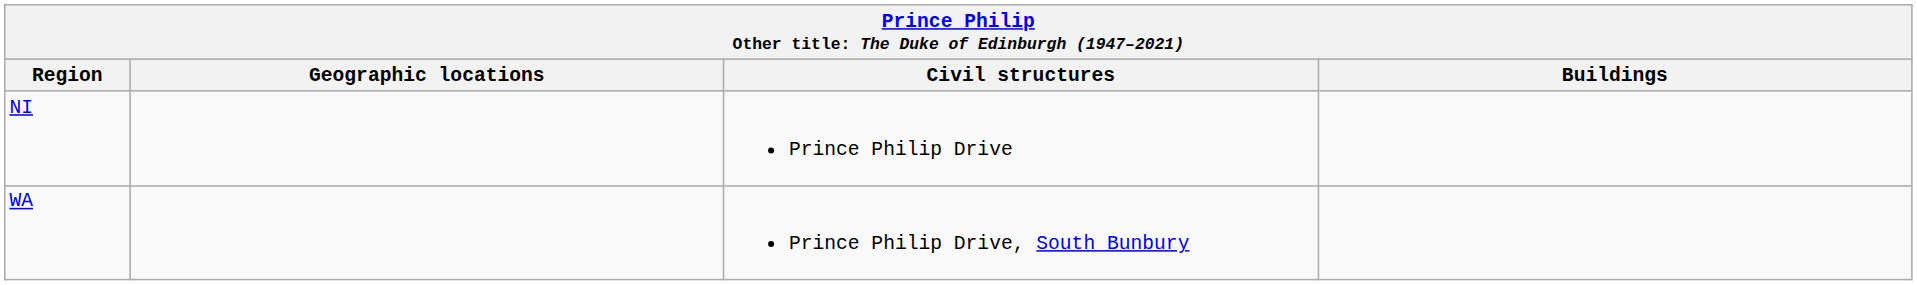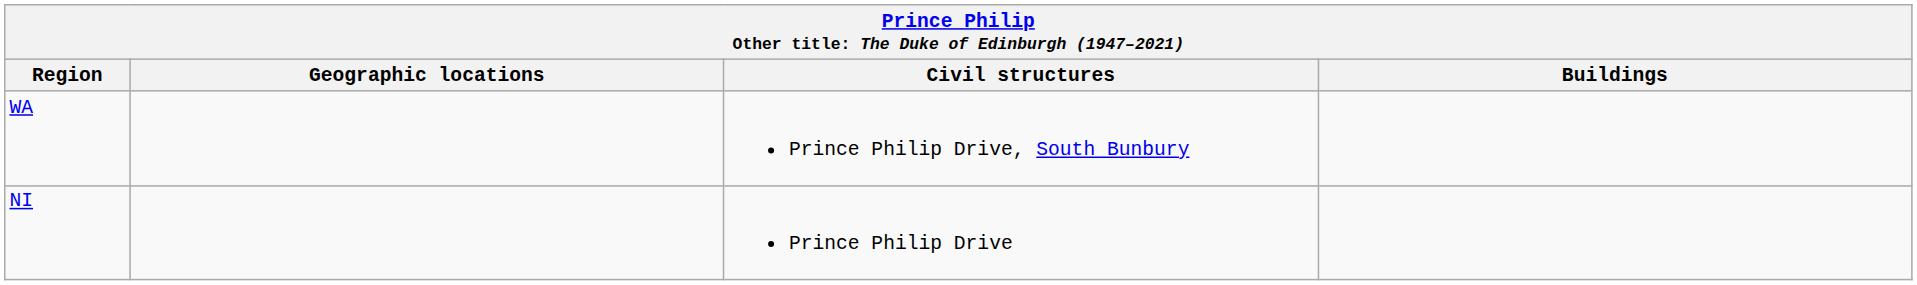rows swapped: (21, 107) <-> (21, 201)
